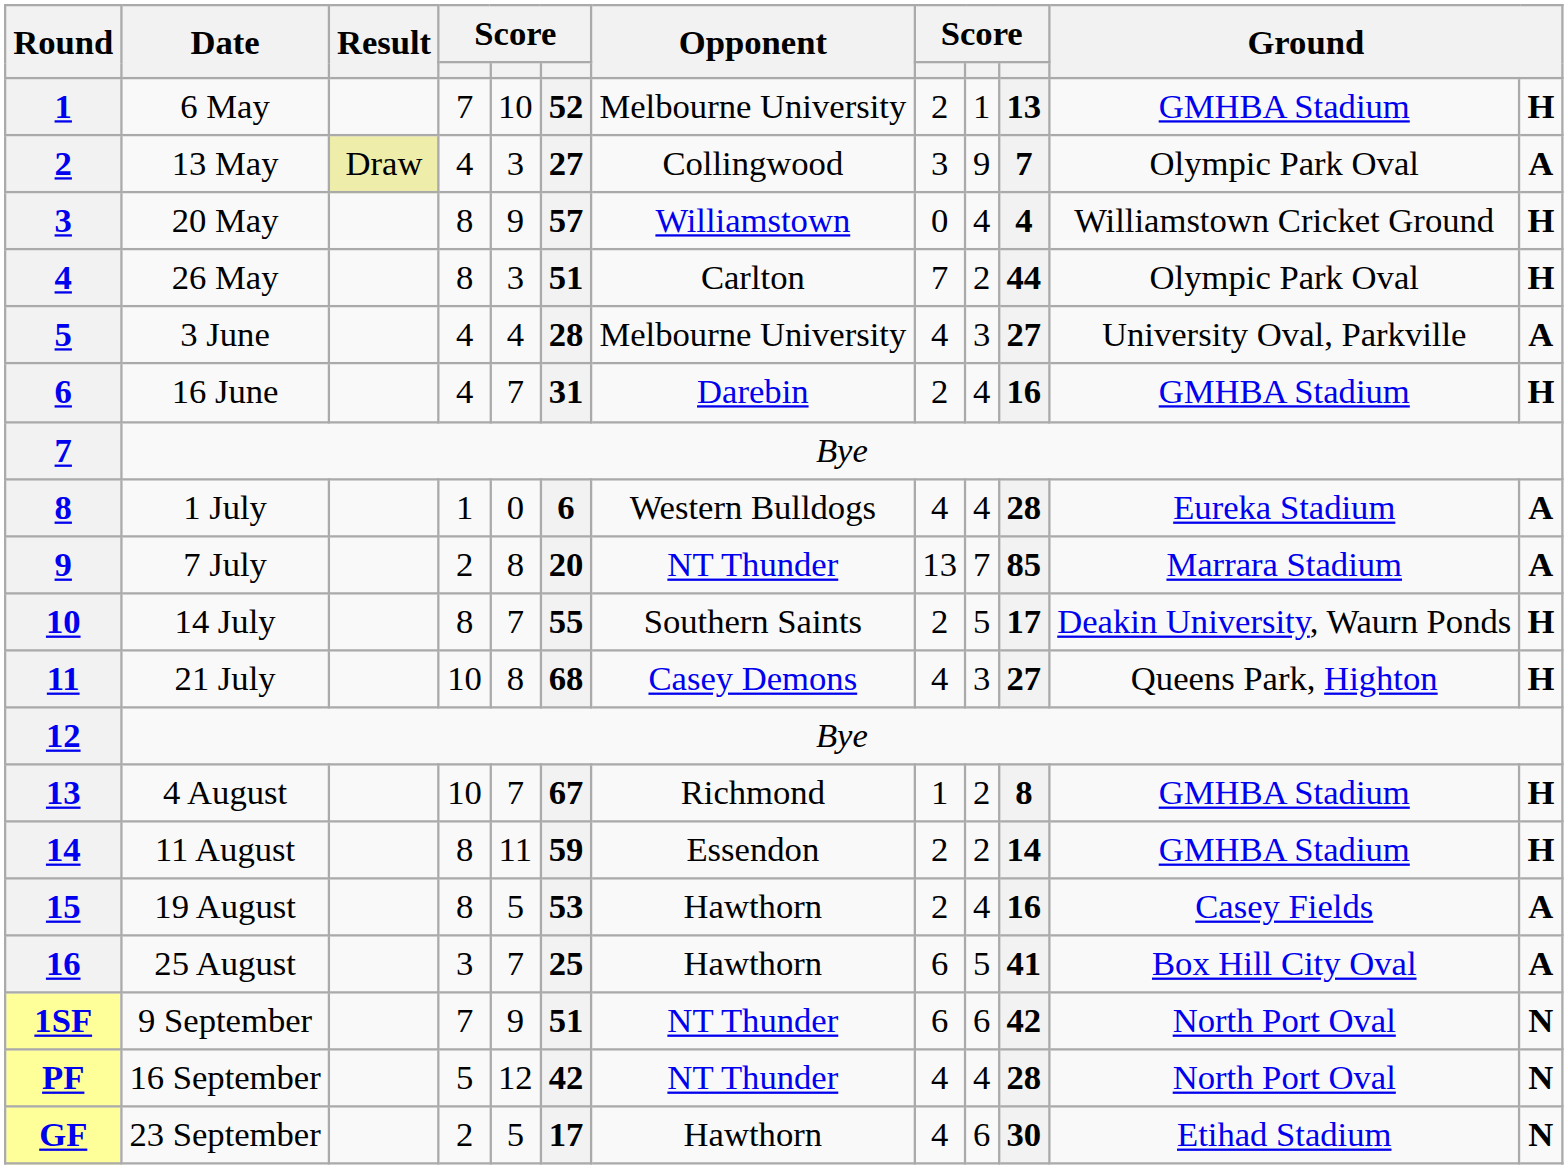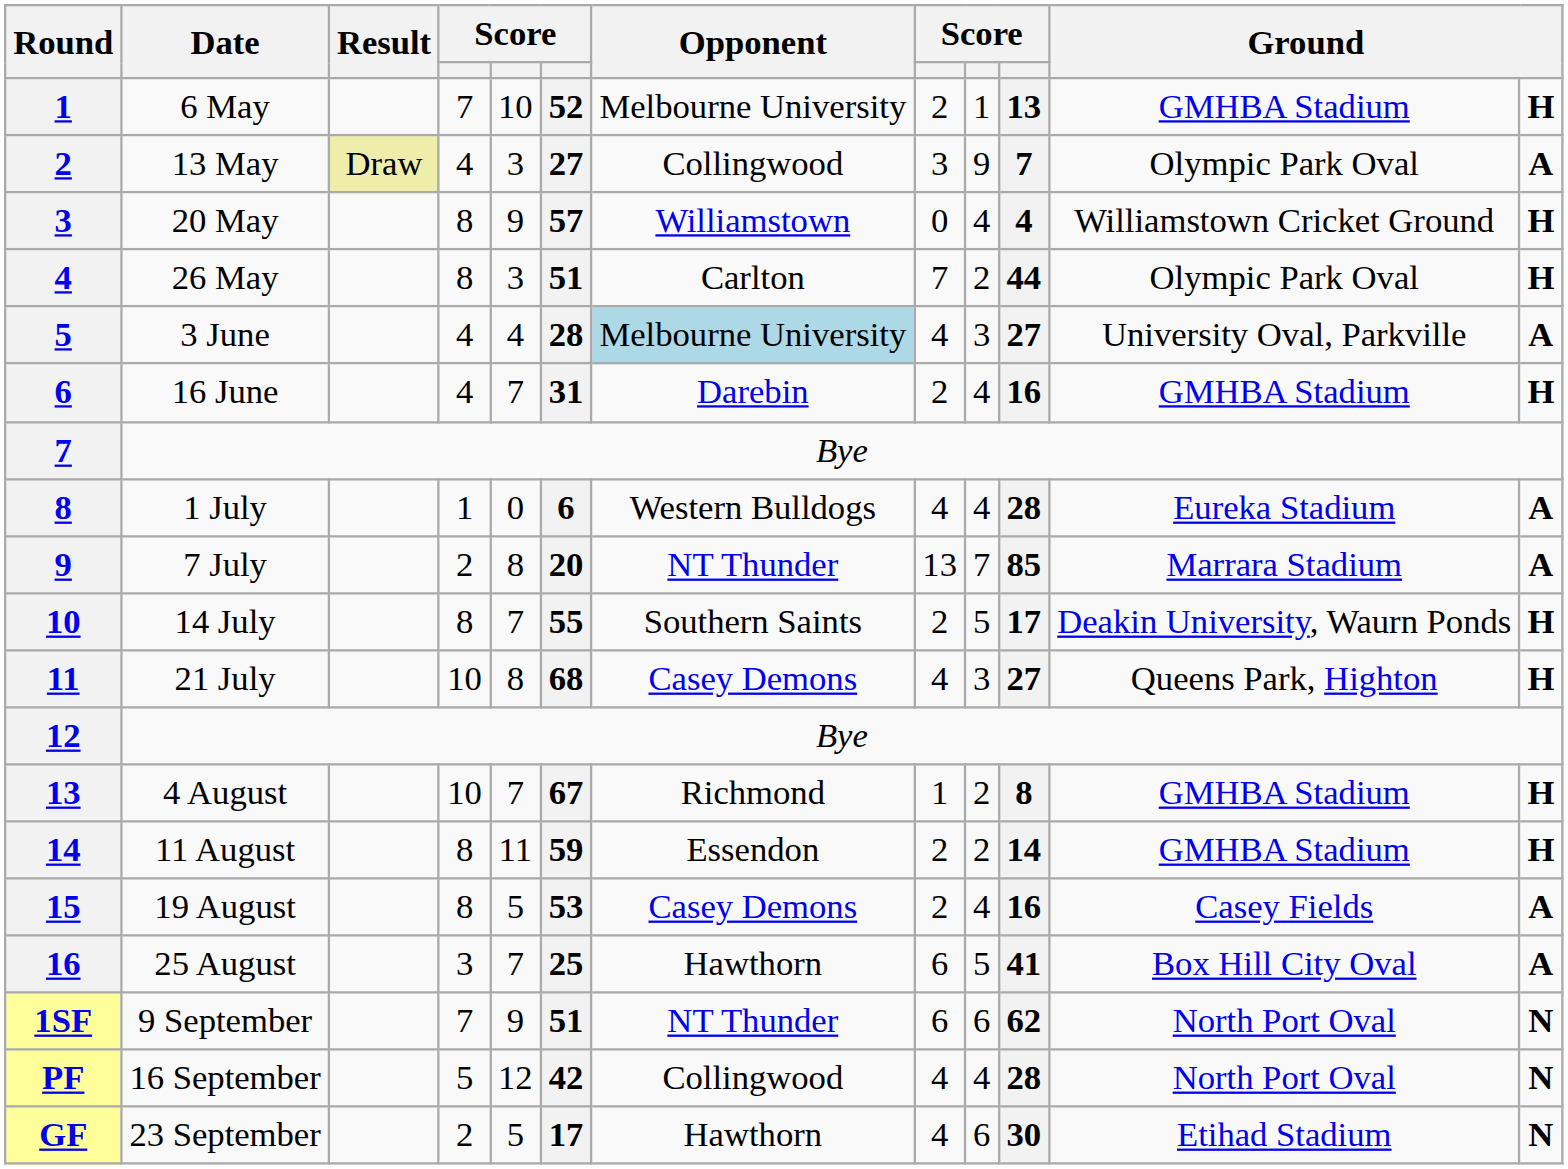(753, 335) no background -> (753, 335) lightblue background
(753, 906) Hawthorn -> (753, 906) Casey Demons
(1024, 1020) 42 -> (1024, 1020) 62
(753, 1077) NT Thunder -> (753, 1077) Collingwood
